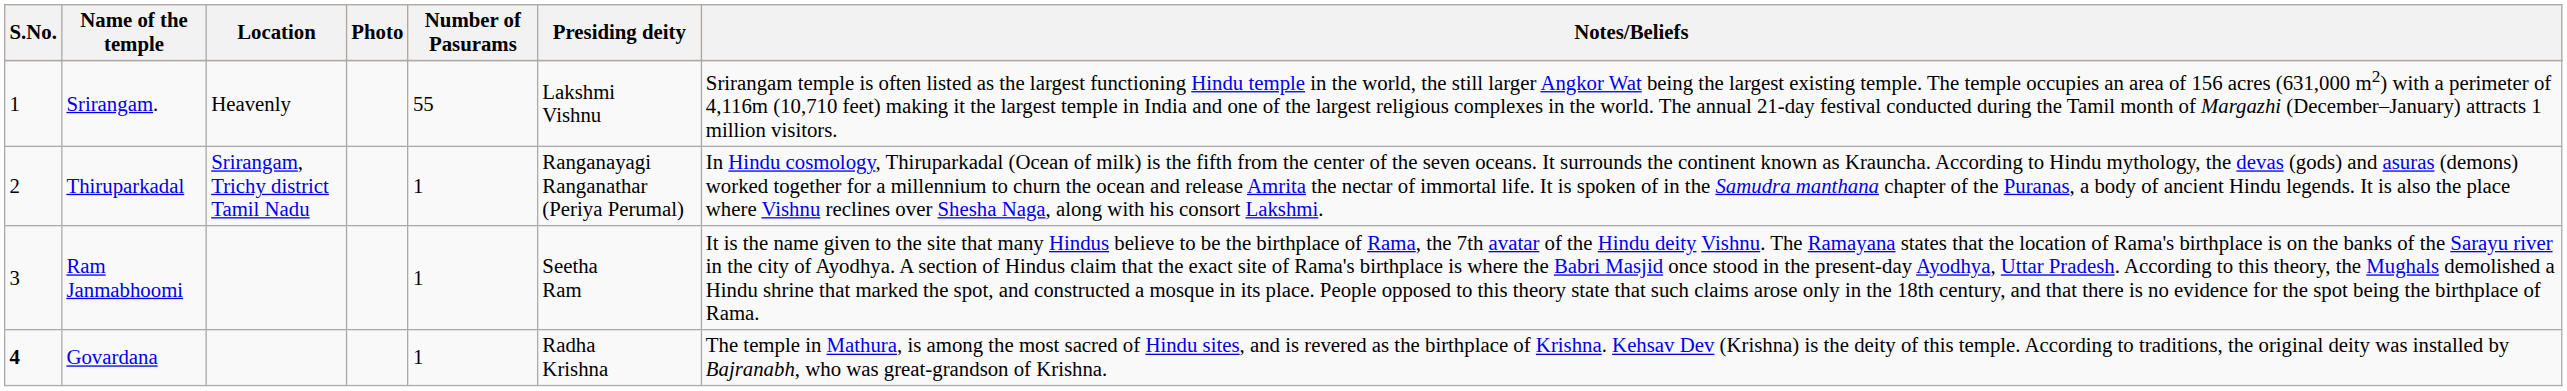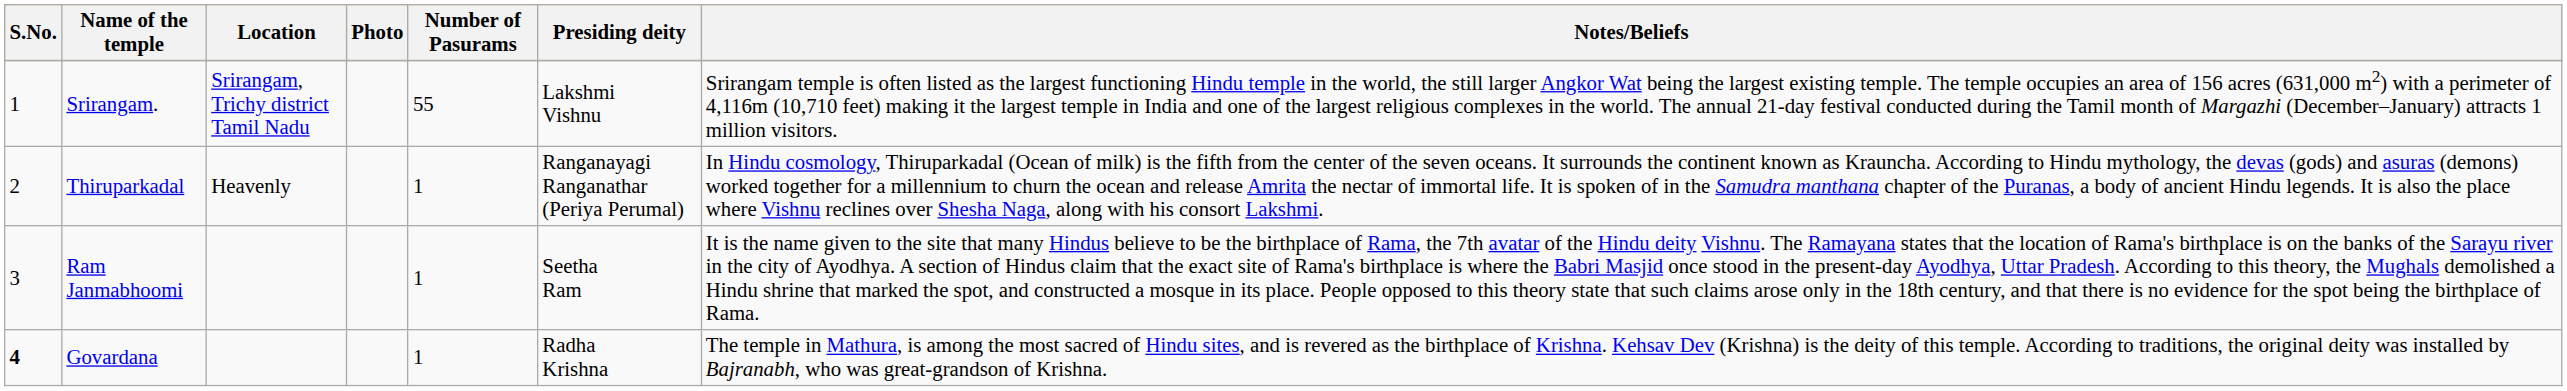(251, 103) Heavenly -> (270, 103) Srirangam, Trichy district Tamil Nadu
(270, 186) Srirangam, Trichy district Tamil Nadu -> (251, 186) Heavenly
